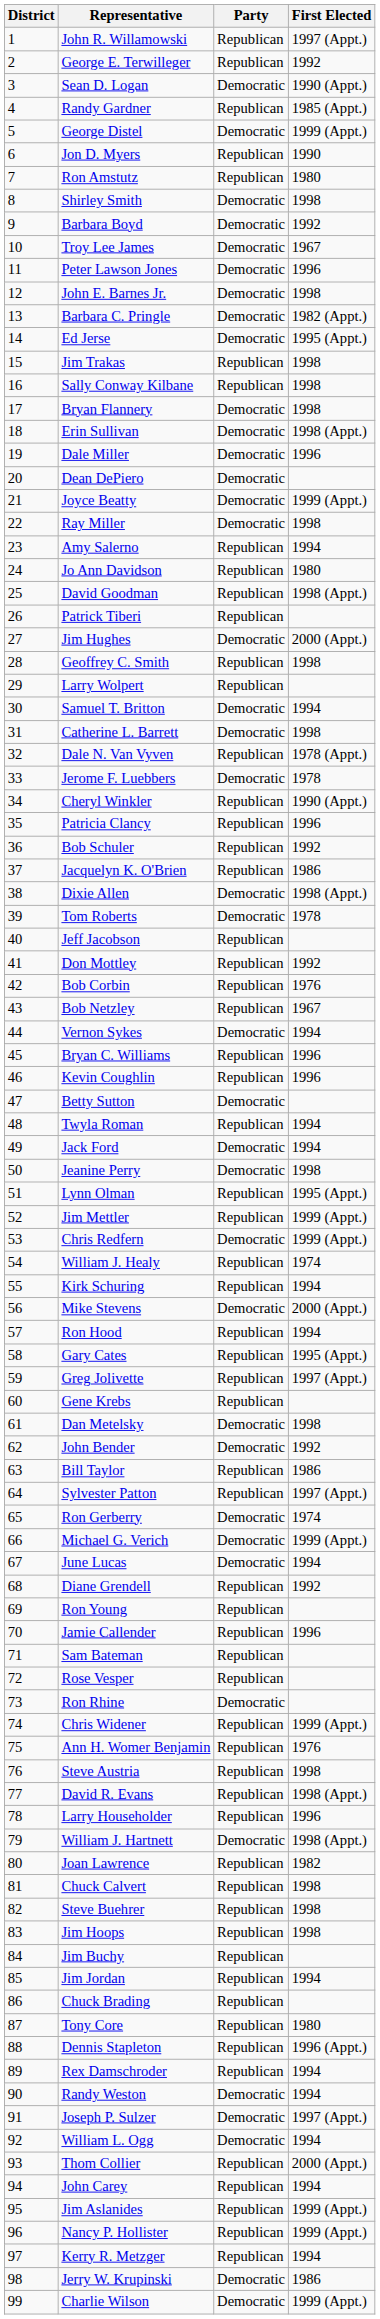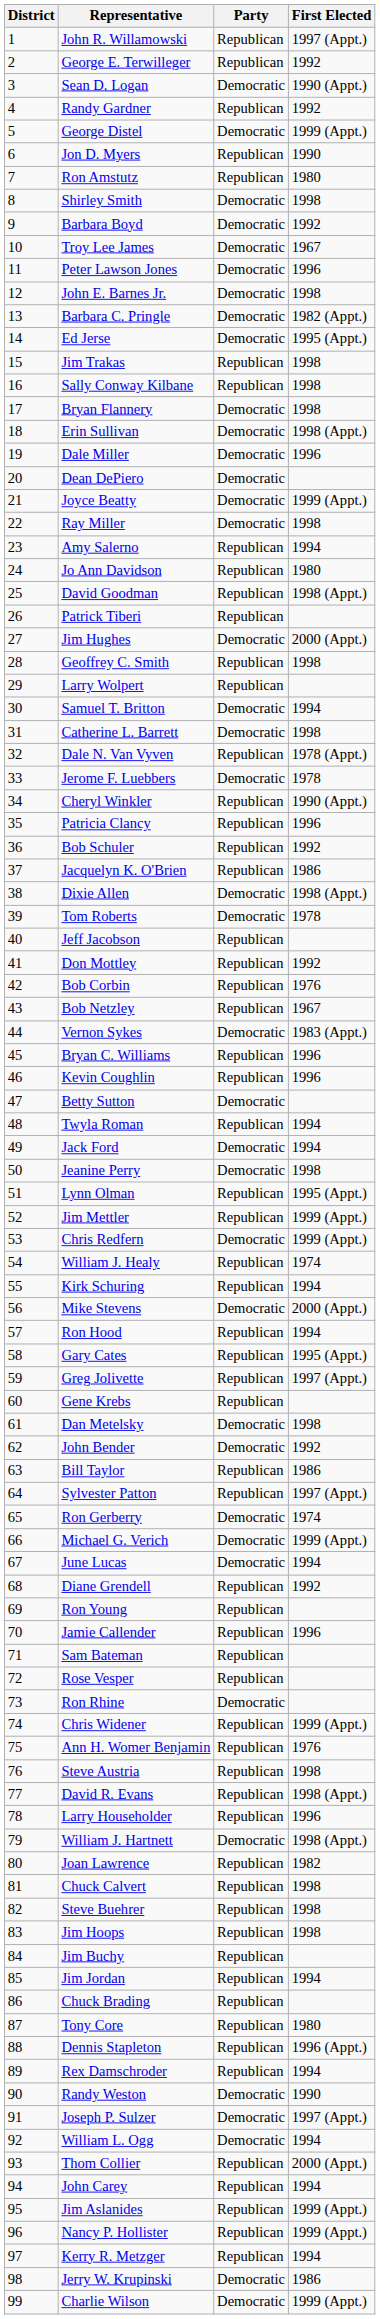(329, 108) 1985 (Appt.) -> (306, 108) 1992
(306, 1032) 1994 -> (329, 1032) 1983 (Appt.)
(306, 2094) 1994 -> (306, 2094) 1990
